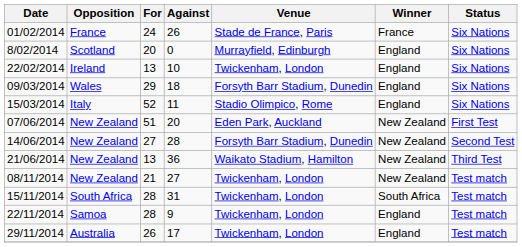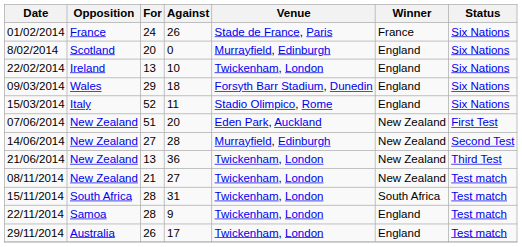(294, 141) Forsyth Barr Stadium, Dunedin -> (273, 141) Murrayfield, Edinburgh
(284, 159) Waikato Stadium, Hamilton -> (269, 159) Twickenham, London
